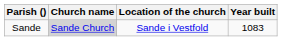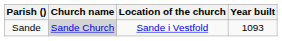(253, 28) 1083 -> (253, 28) 1093
